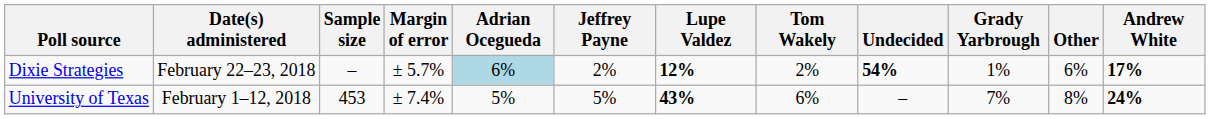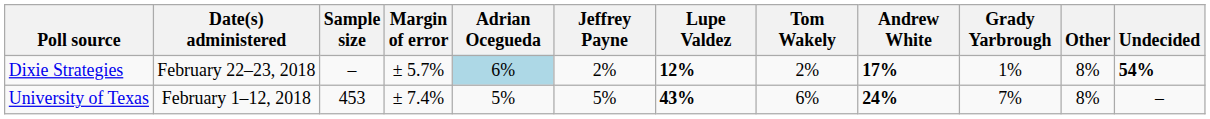columns swapped: (1154, 30) <-> (903, 40)
(1076, 70) 6% -> (1088, 70) 8%
